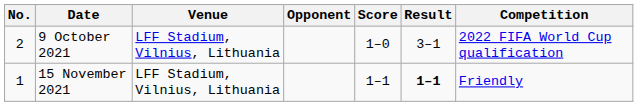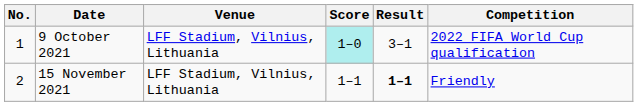- column: (319, 15)
(20, 45) 2 -> (20, 45) 1
(378, 45) no background -> (350, 45) paleturquoise background
(20, 82) 1 -> (20, 82) 2
